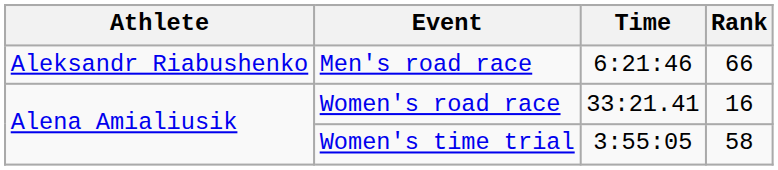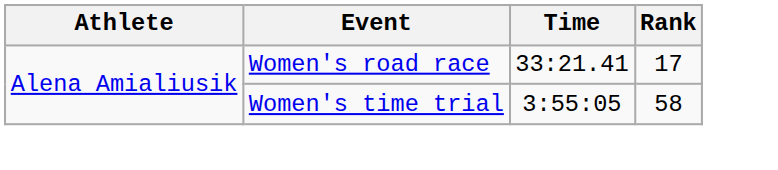- row: (426, 64)
(739, 104) 16 -> (668, 64) 17
